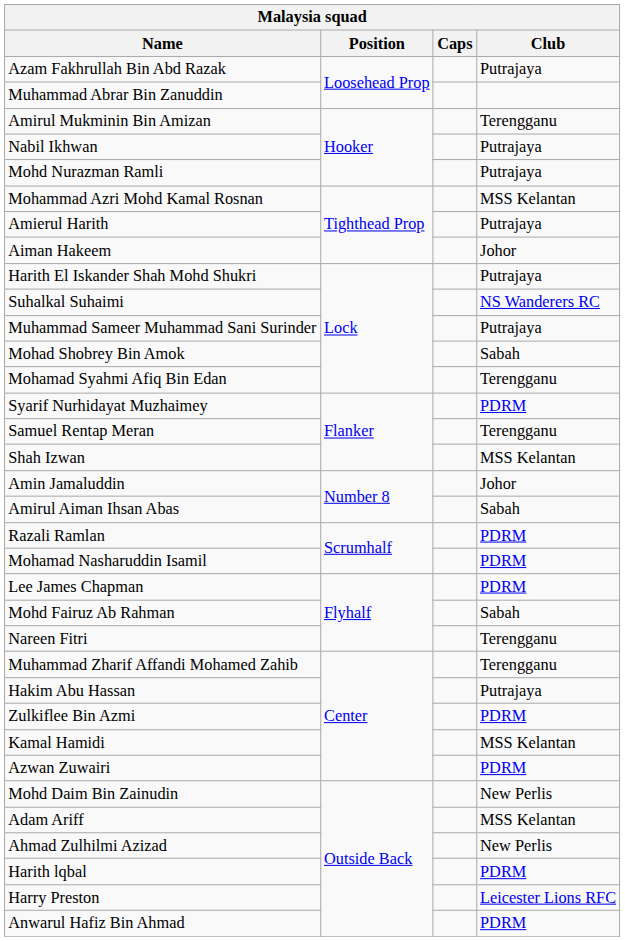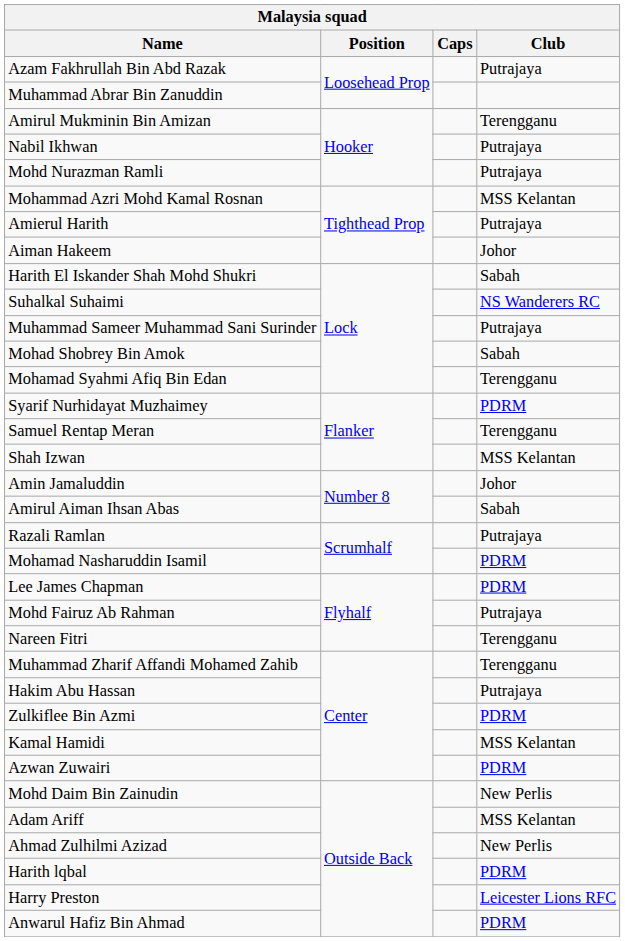(511, 276) Putrajaya -> (500, 276) Sabah
(503, 535) PDRM -> (511, 535) Putrajaya
(500, 612) Sabah -> (511, 612) Putrajaya
